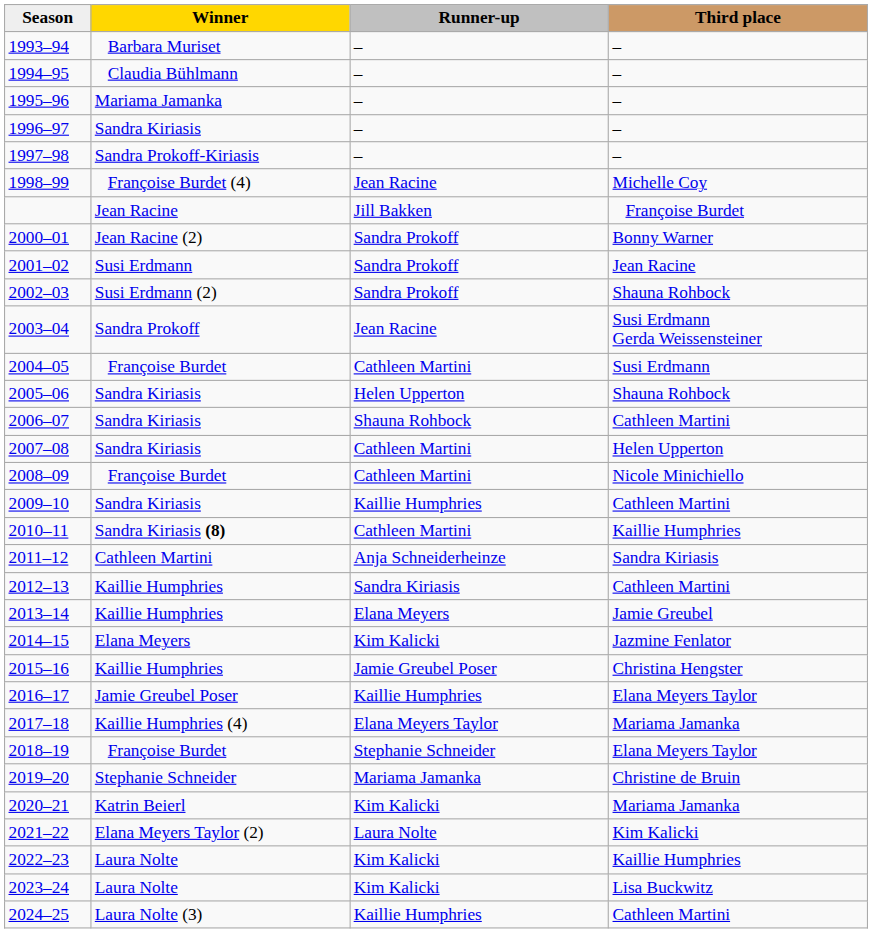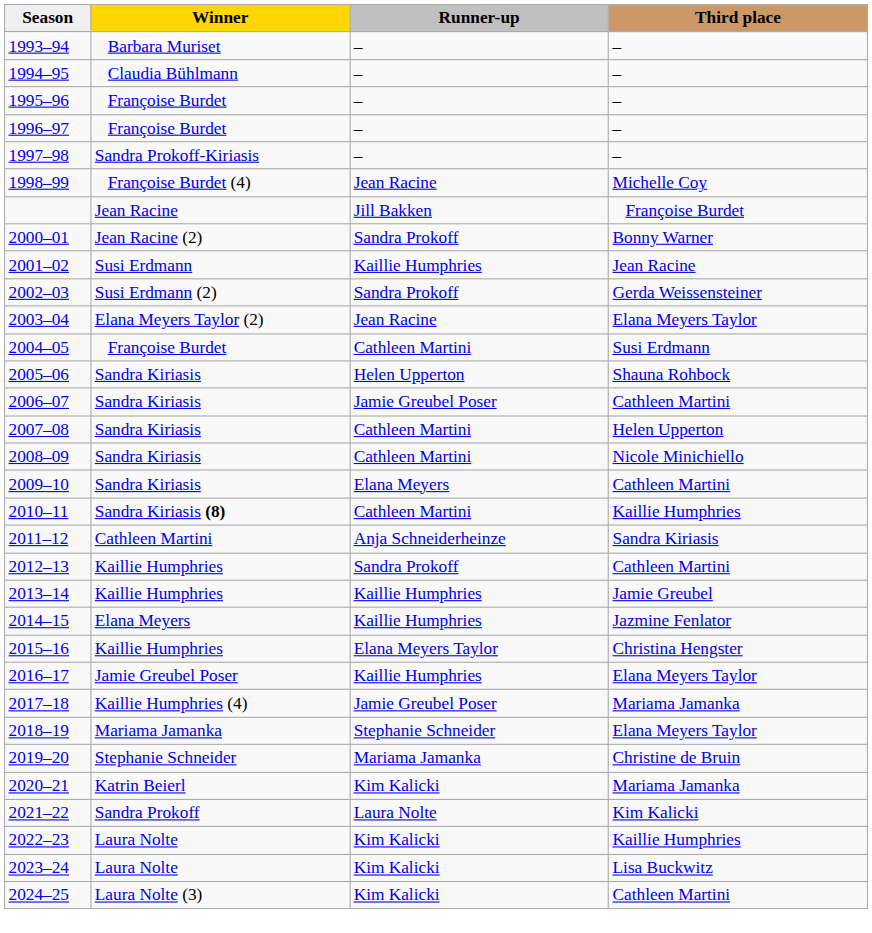(158, 100) Mariama Jamanka -> (161, 100) Françoise Burdet
(148, 127) Sandra Kiriasis -> (161, 127) Françoise Burdet
(406, 264) Sandra Prokoff -> (418, 264) Kaillie Humphries
(671, 292) Shauna Rohbock -> (687, 292) Gerda Weissensteiner
(147, 329) Sandra Prokoff -> (179, 319) Elana Meyers Taylor (2)
(687, 329) Susi Erdmann Gerda Weissensteiner -> (685, 319) Elana Meyers Taylor
(412, 421) Shauna Rohbock -> (425, 401) Jamie Greubel Poser
(161, 476) Françoise Burdet -> (148, 456) Sandra Kiriasis
(418, 503) Kaillie Humphries -> (401, 484) Elana Meyers
(407, 585) Sandra Kiriasis -> (406, 566) Sandra Prokoff
(401, 613) Elana Meyers -> (418, 593) Kaillie Humphries
(397, 640) Kim Kalicki -> (418, 621) Kaillie Humphries
(425, 667) Jamie Greubel Poser -> (426, 648) Elana Meyers Taylor
(426, 722) Elana Meyers Taylor -> (425, 703) Jamie Greubel Poser
(161, 750) Françoise Burdet -> (158, 730) Mariama Jamanka
(179, 832) Elana Meyers Taylor (2) -> (147, 812) Sandra Prokoff
(418, 914) Kaillie Humphries -> (397, 895) Kim Kalicki
